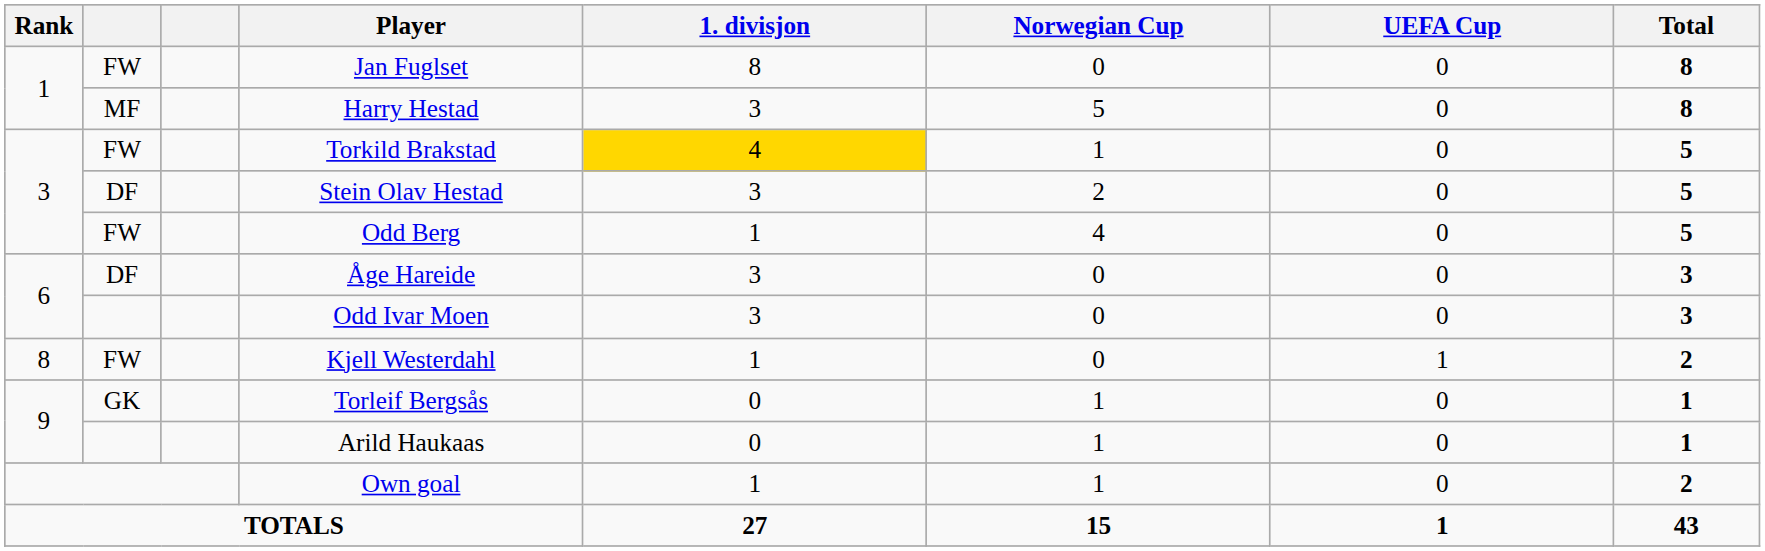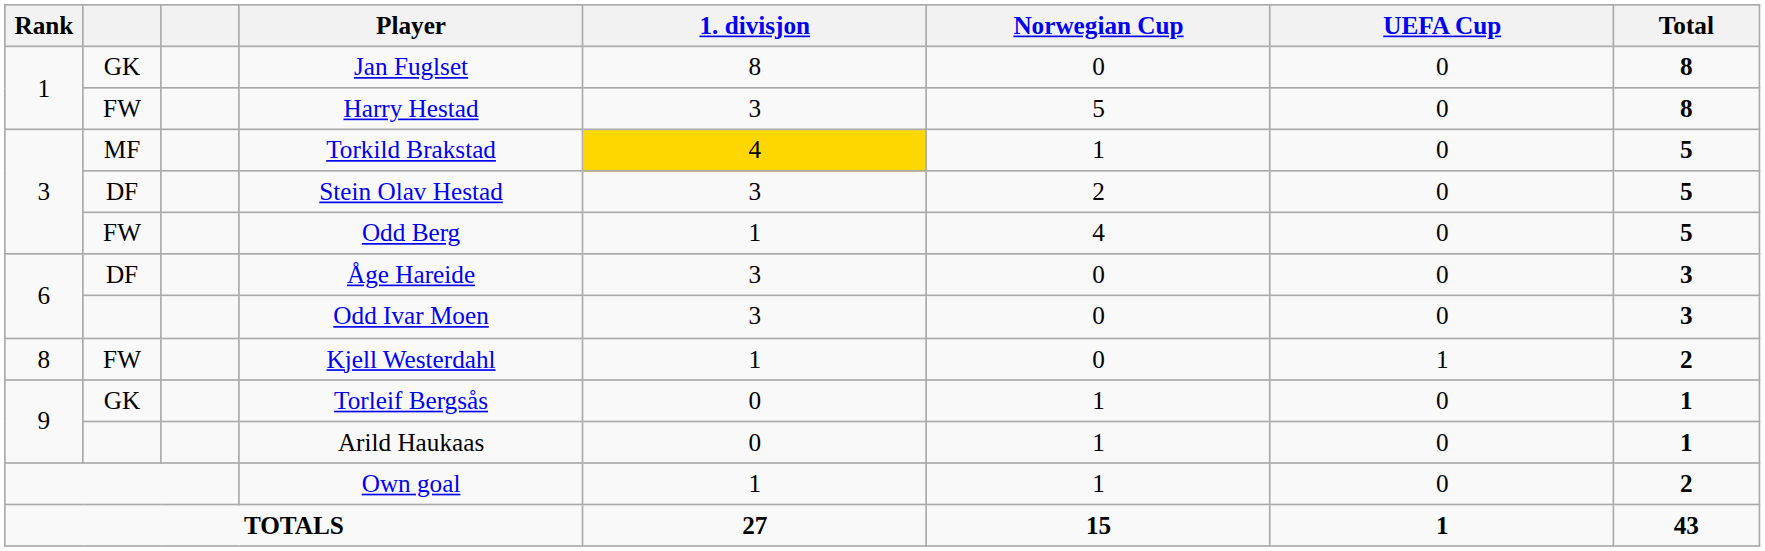(122, 67) FW -> (122, 67) GK
(122, 108) MF -> (122, 108) FW
(122, 150) FW -> (122, 150) MF
